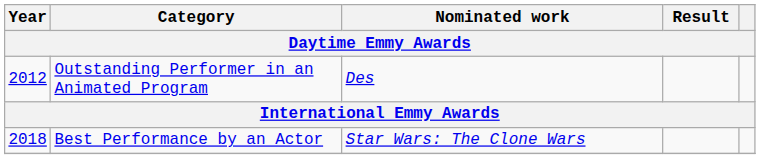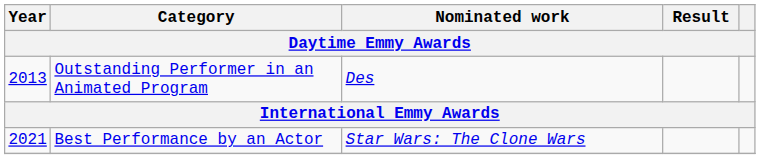(28, 79) 2012 -> (28, 79) 2013
(28, 140) 2018 -> (28, 140) 2021
